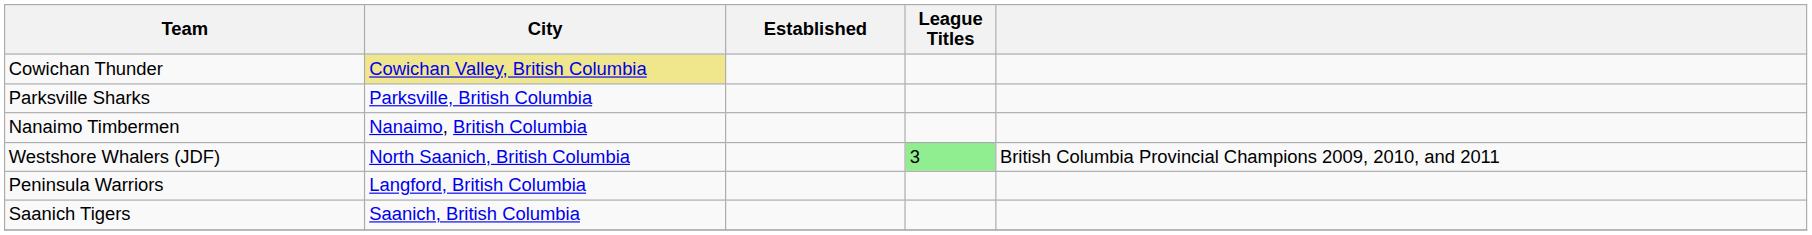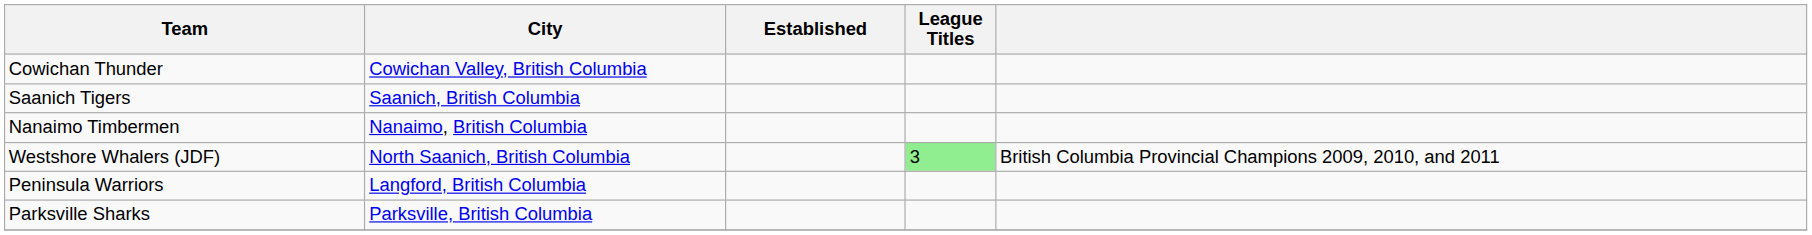(508, 68) khaki background -> (508, 68) no background
rows swapped: (79, 98) <-> (70, 214)
